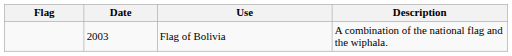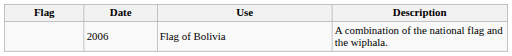(98, 36) 2003 -> (98, 36) 2006
